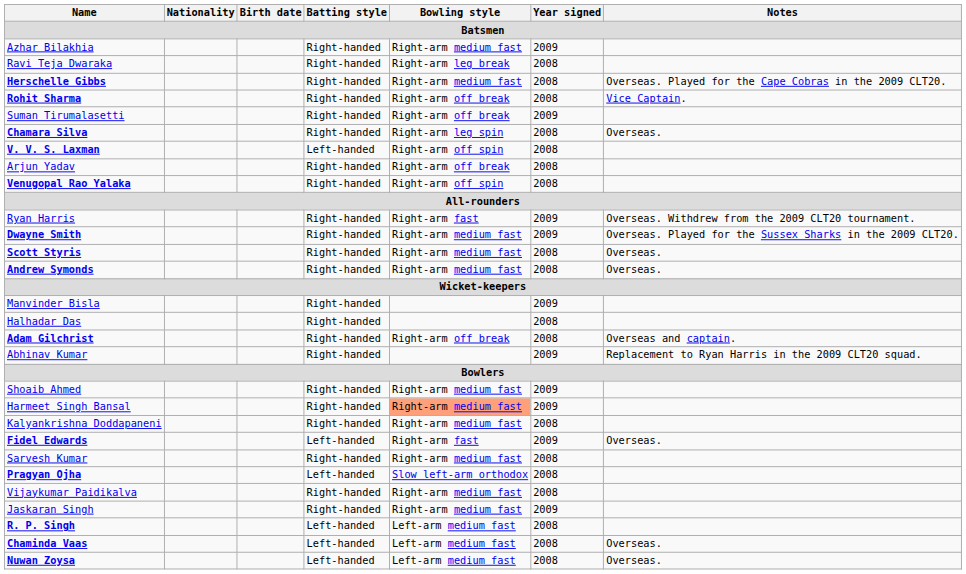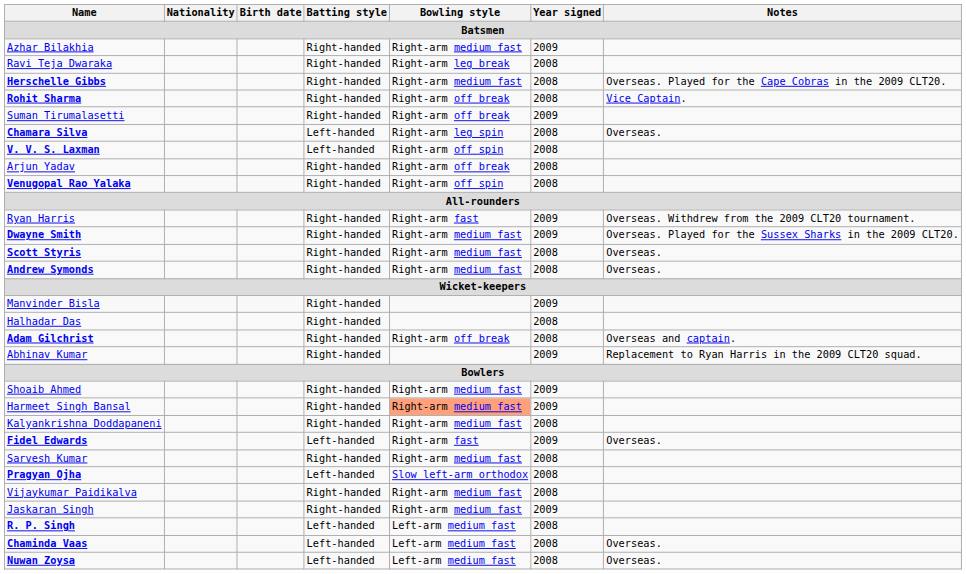(344, 133) Right-handed -> (341, 133) Left-handed
